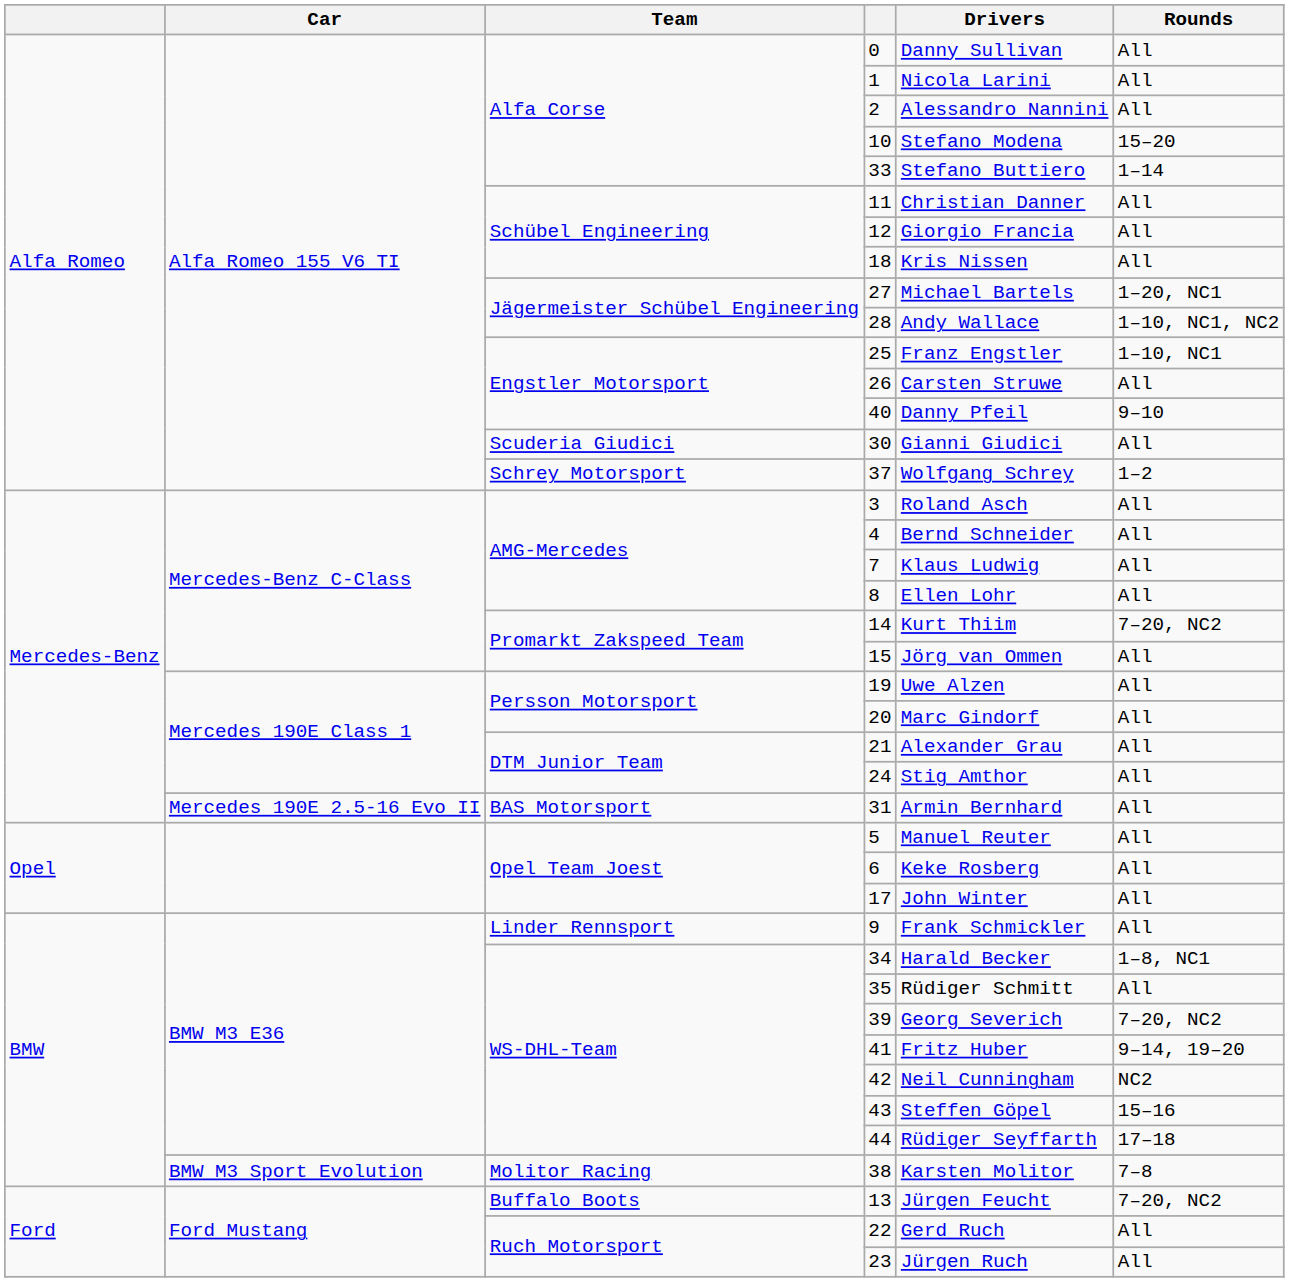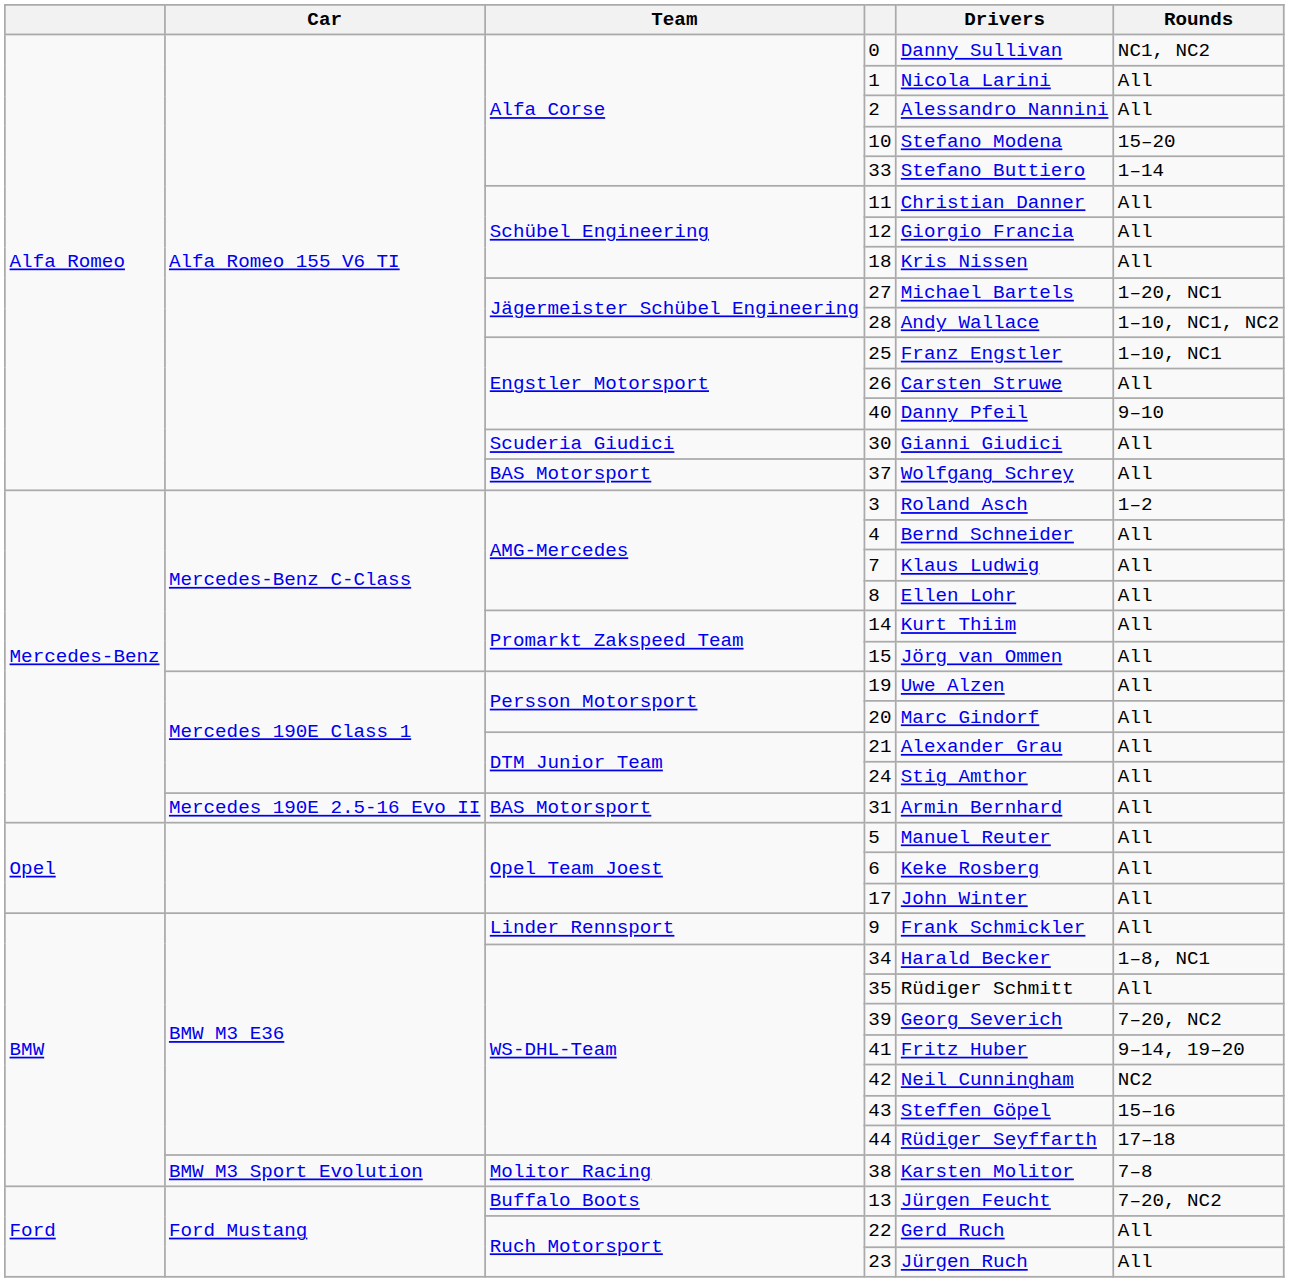(1135, 50) All -> (1164, 50) NC1, NC2
(588, 474) Schrey Motorsport -> (571, 474) BAS Motorsport
(1135, 474) 1–2 -> (1135, 474) All
(1135, 505) All -> (1135, 505) 1–2
(1170, 626) 7–20, NC2 -> (1135, 626) All
